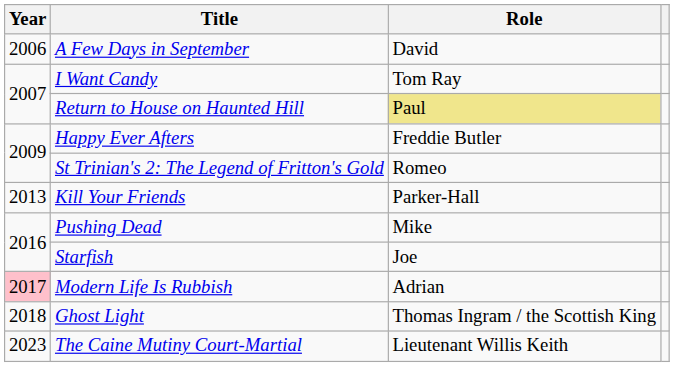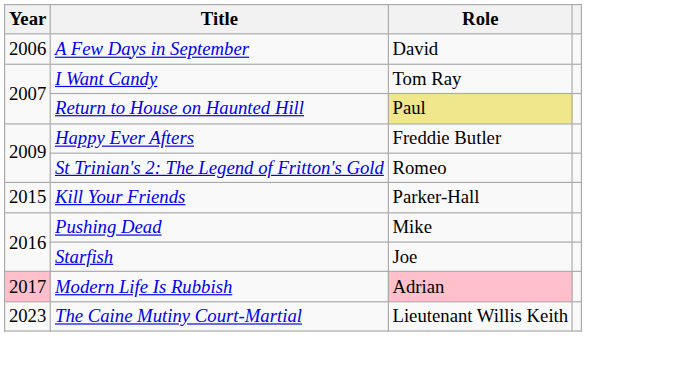(28, 197) 2013 -> (28, 197) 2015
(418, 286) no background -> (418, 286) pink background
- row: (99, 316)
